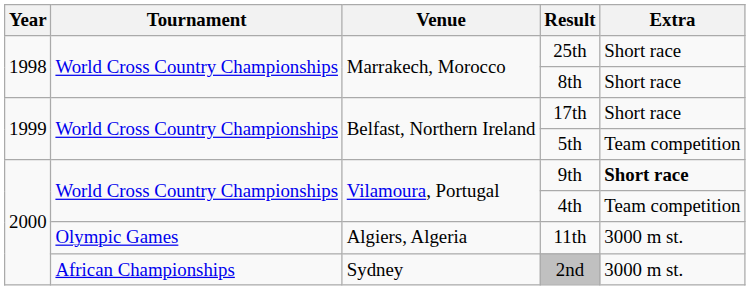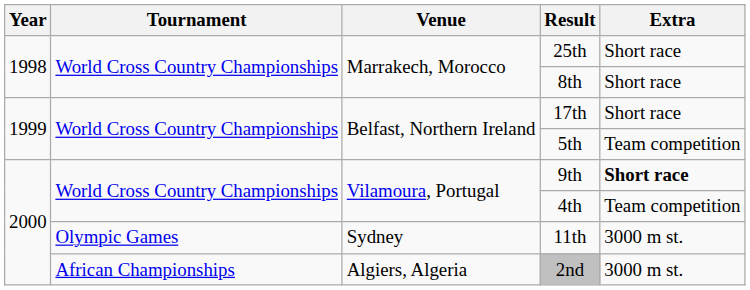(407, 237) Algiers, Algeria -> (375, 237) Sydney
(375, 268) Sydney -> (407, 268) Algiers, Algeria
